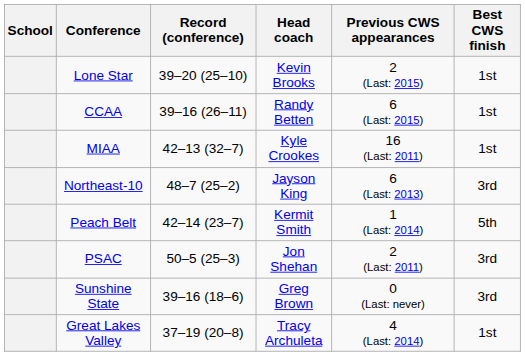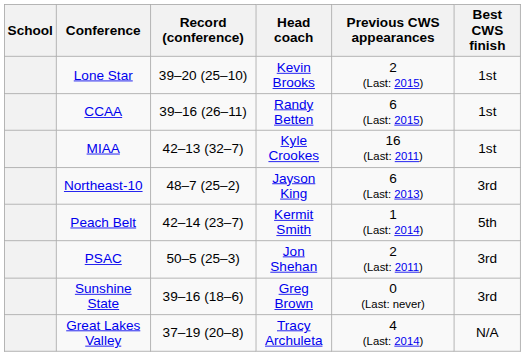(487, 333) 1st -> (487, 333) N/A
